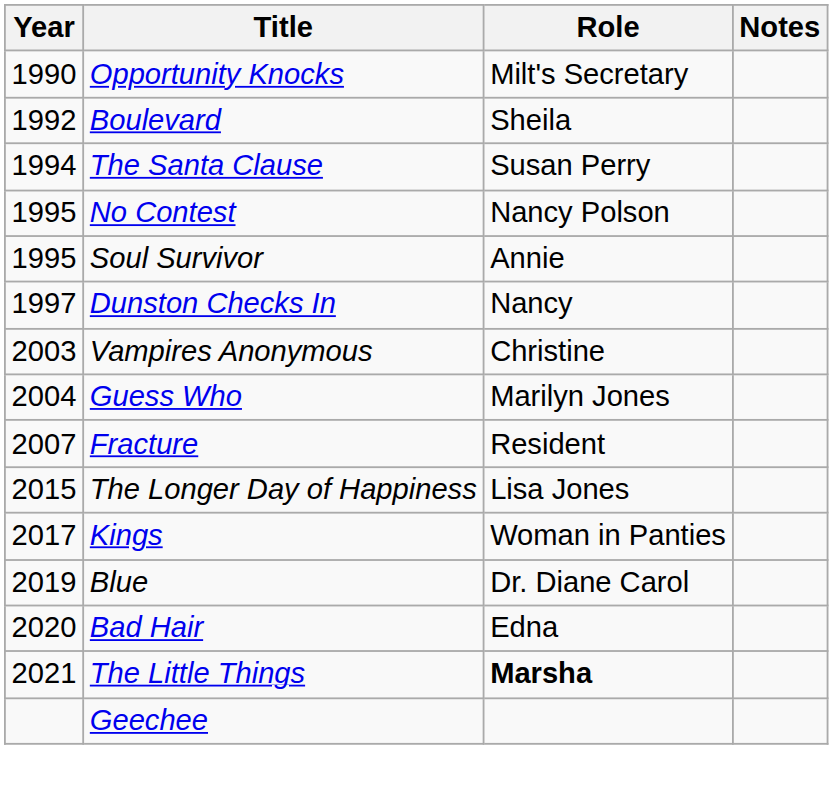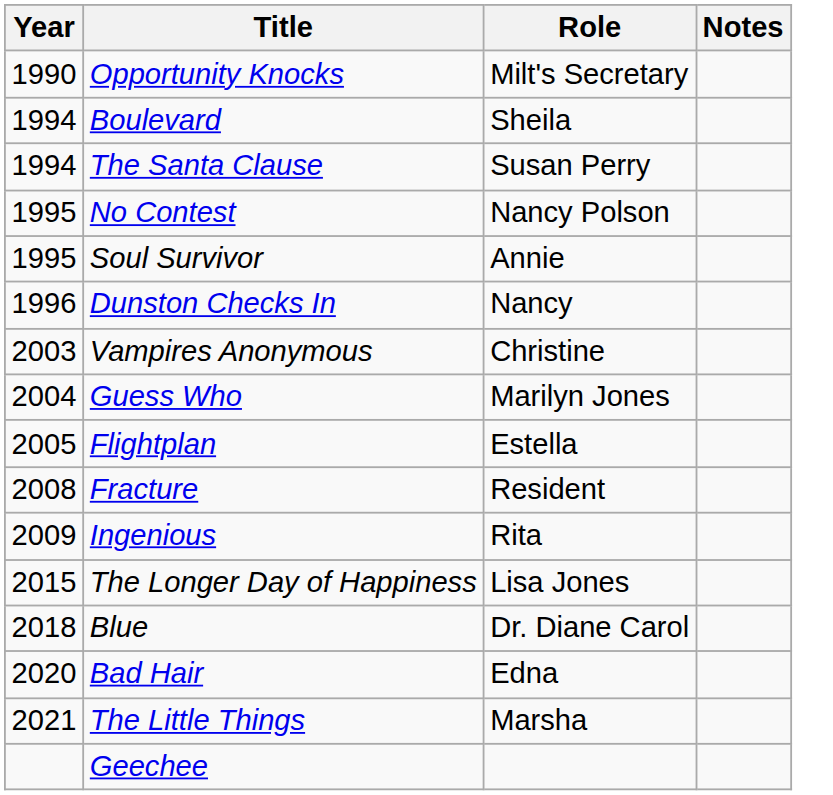(44, 119) 1992 -> (44, 119) 1994
(44, 304) 1997 -> (44, 304) 1996
+ row: (153, 443)
(44, 443) 2007 -> (44, 489) 2008
+ row: (153, 535)
- row: (126, 535)
(44, 581) 2019 -> (44, 627) 2018
(541, 674) bold -> (539, 720) normal
